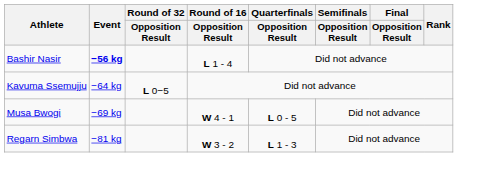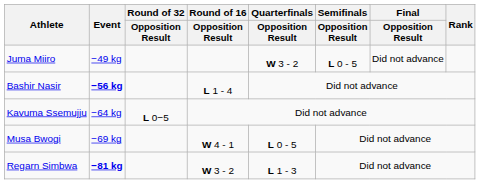+ row: (31, 59)
(106, 139) normal -> (107, 166) bold
